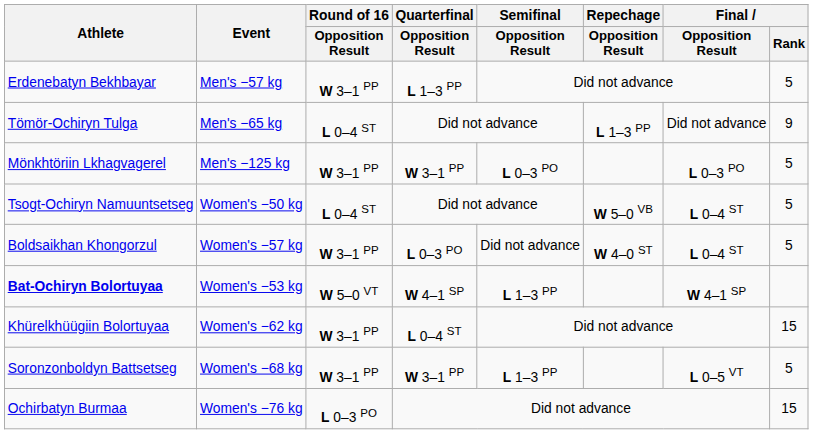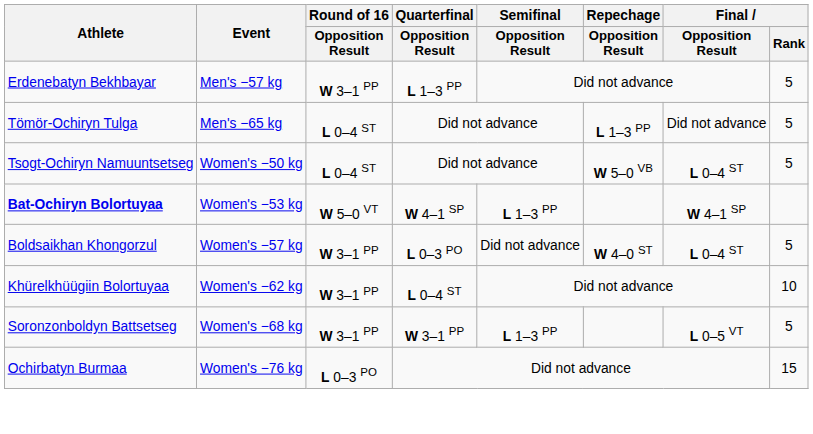(789, 123) 9 -> (789, 123) 5
- row: (87, 164)
rows swapped: (85, 286) <-> (82, 246)
(789, 327) 15 -> (789, 286) 10
